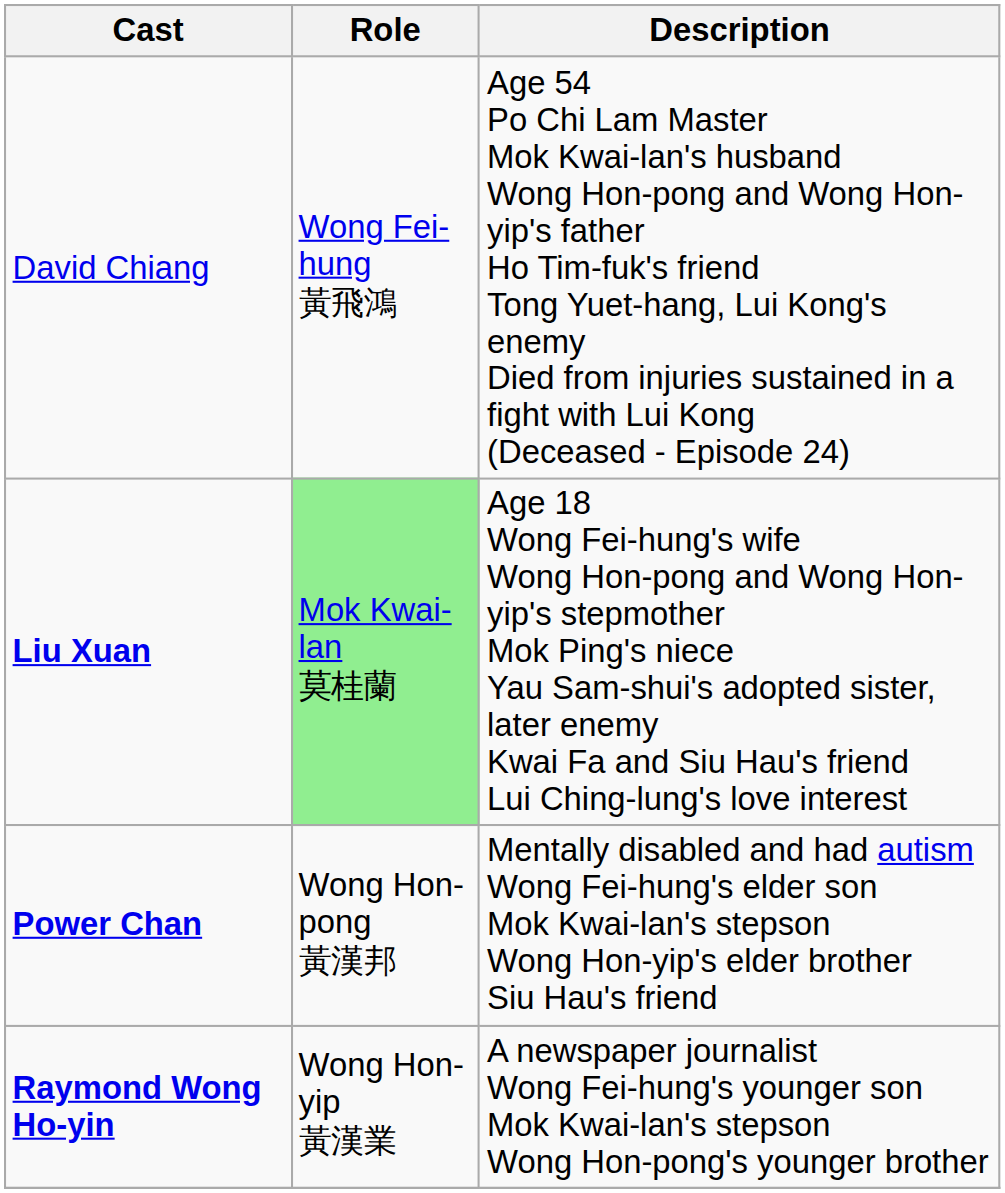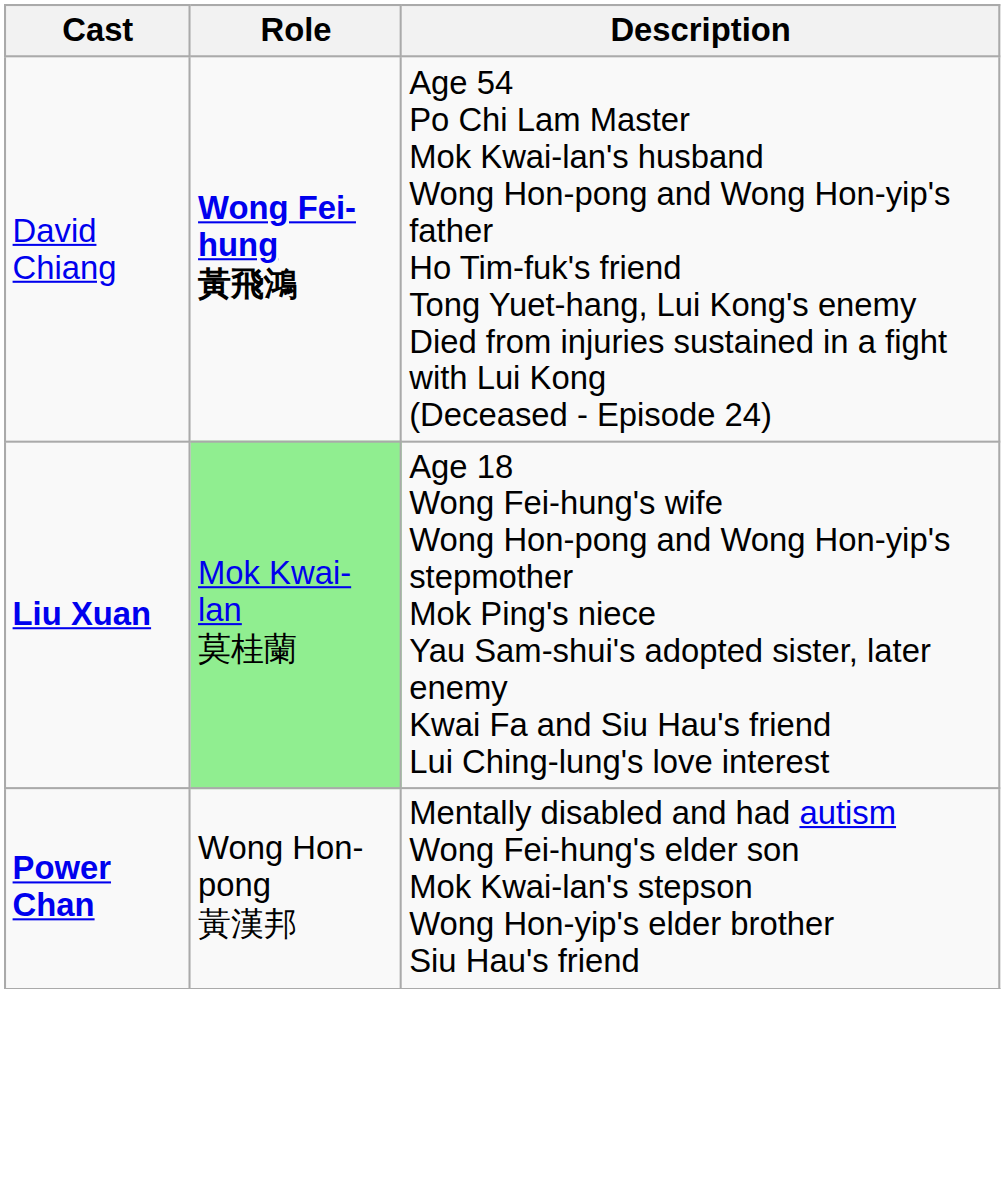(374, 264) normal -> (277, 246) bold
- row: (137, 1105)
